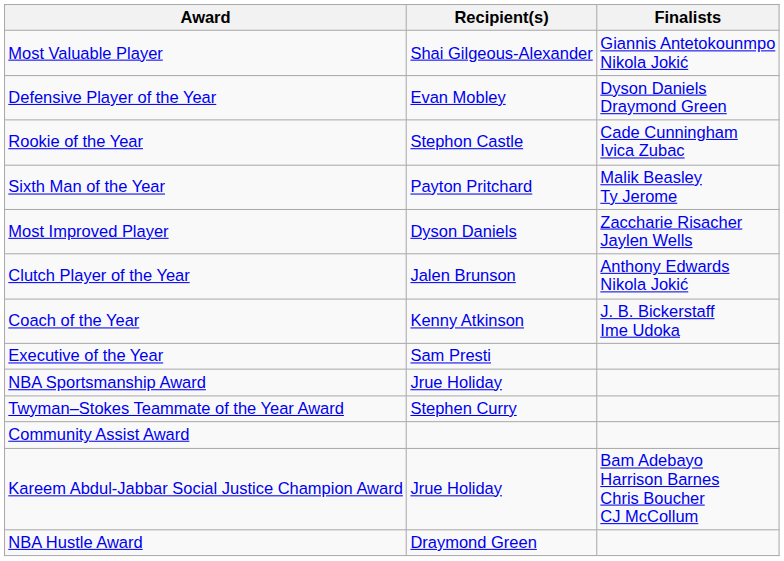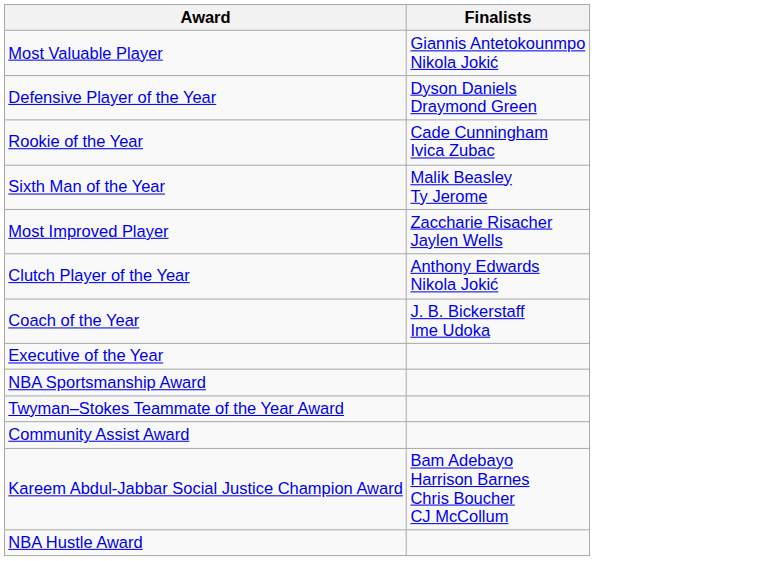- column: (502, 17)
